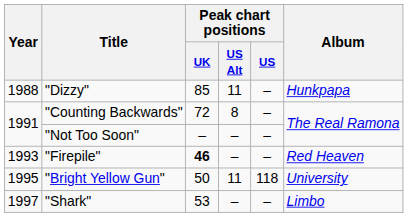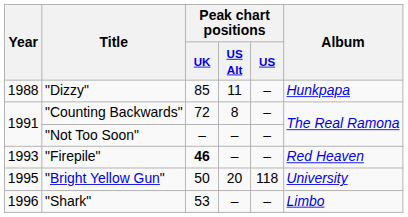(235, 179) 11 -> (235, 179) 20
(23, 201) 1997 -> (23, 201) 1996
